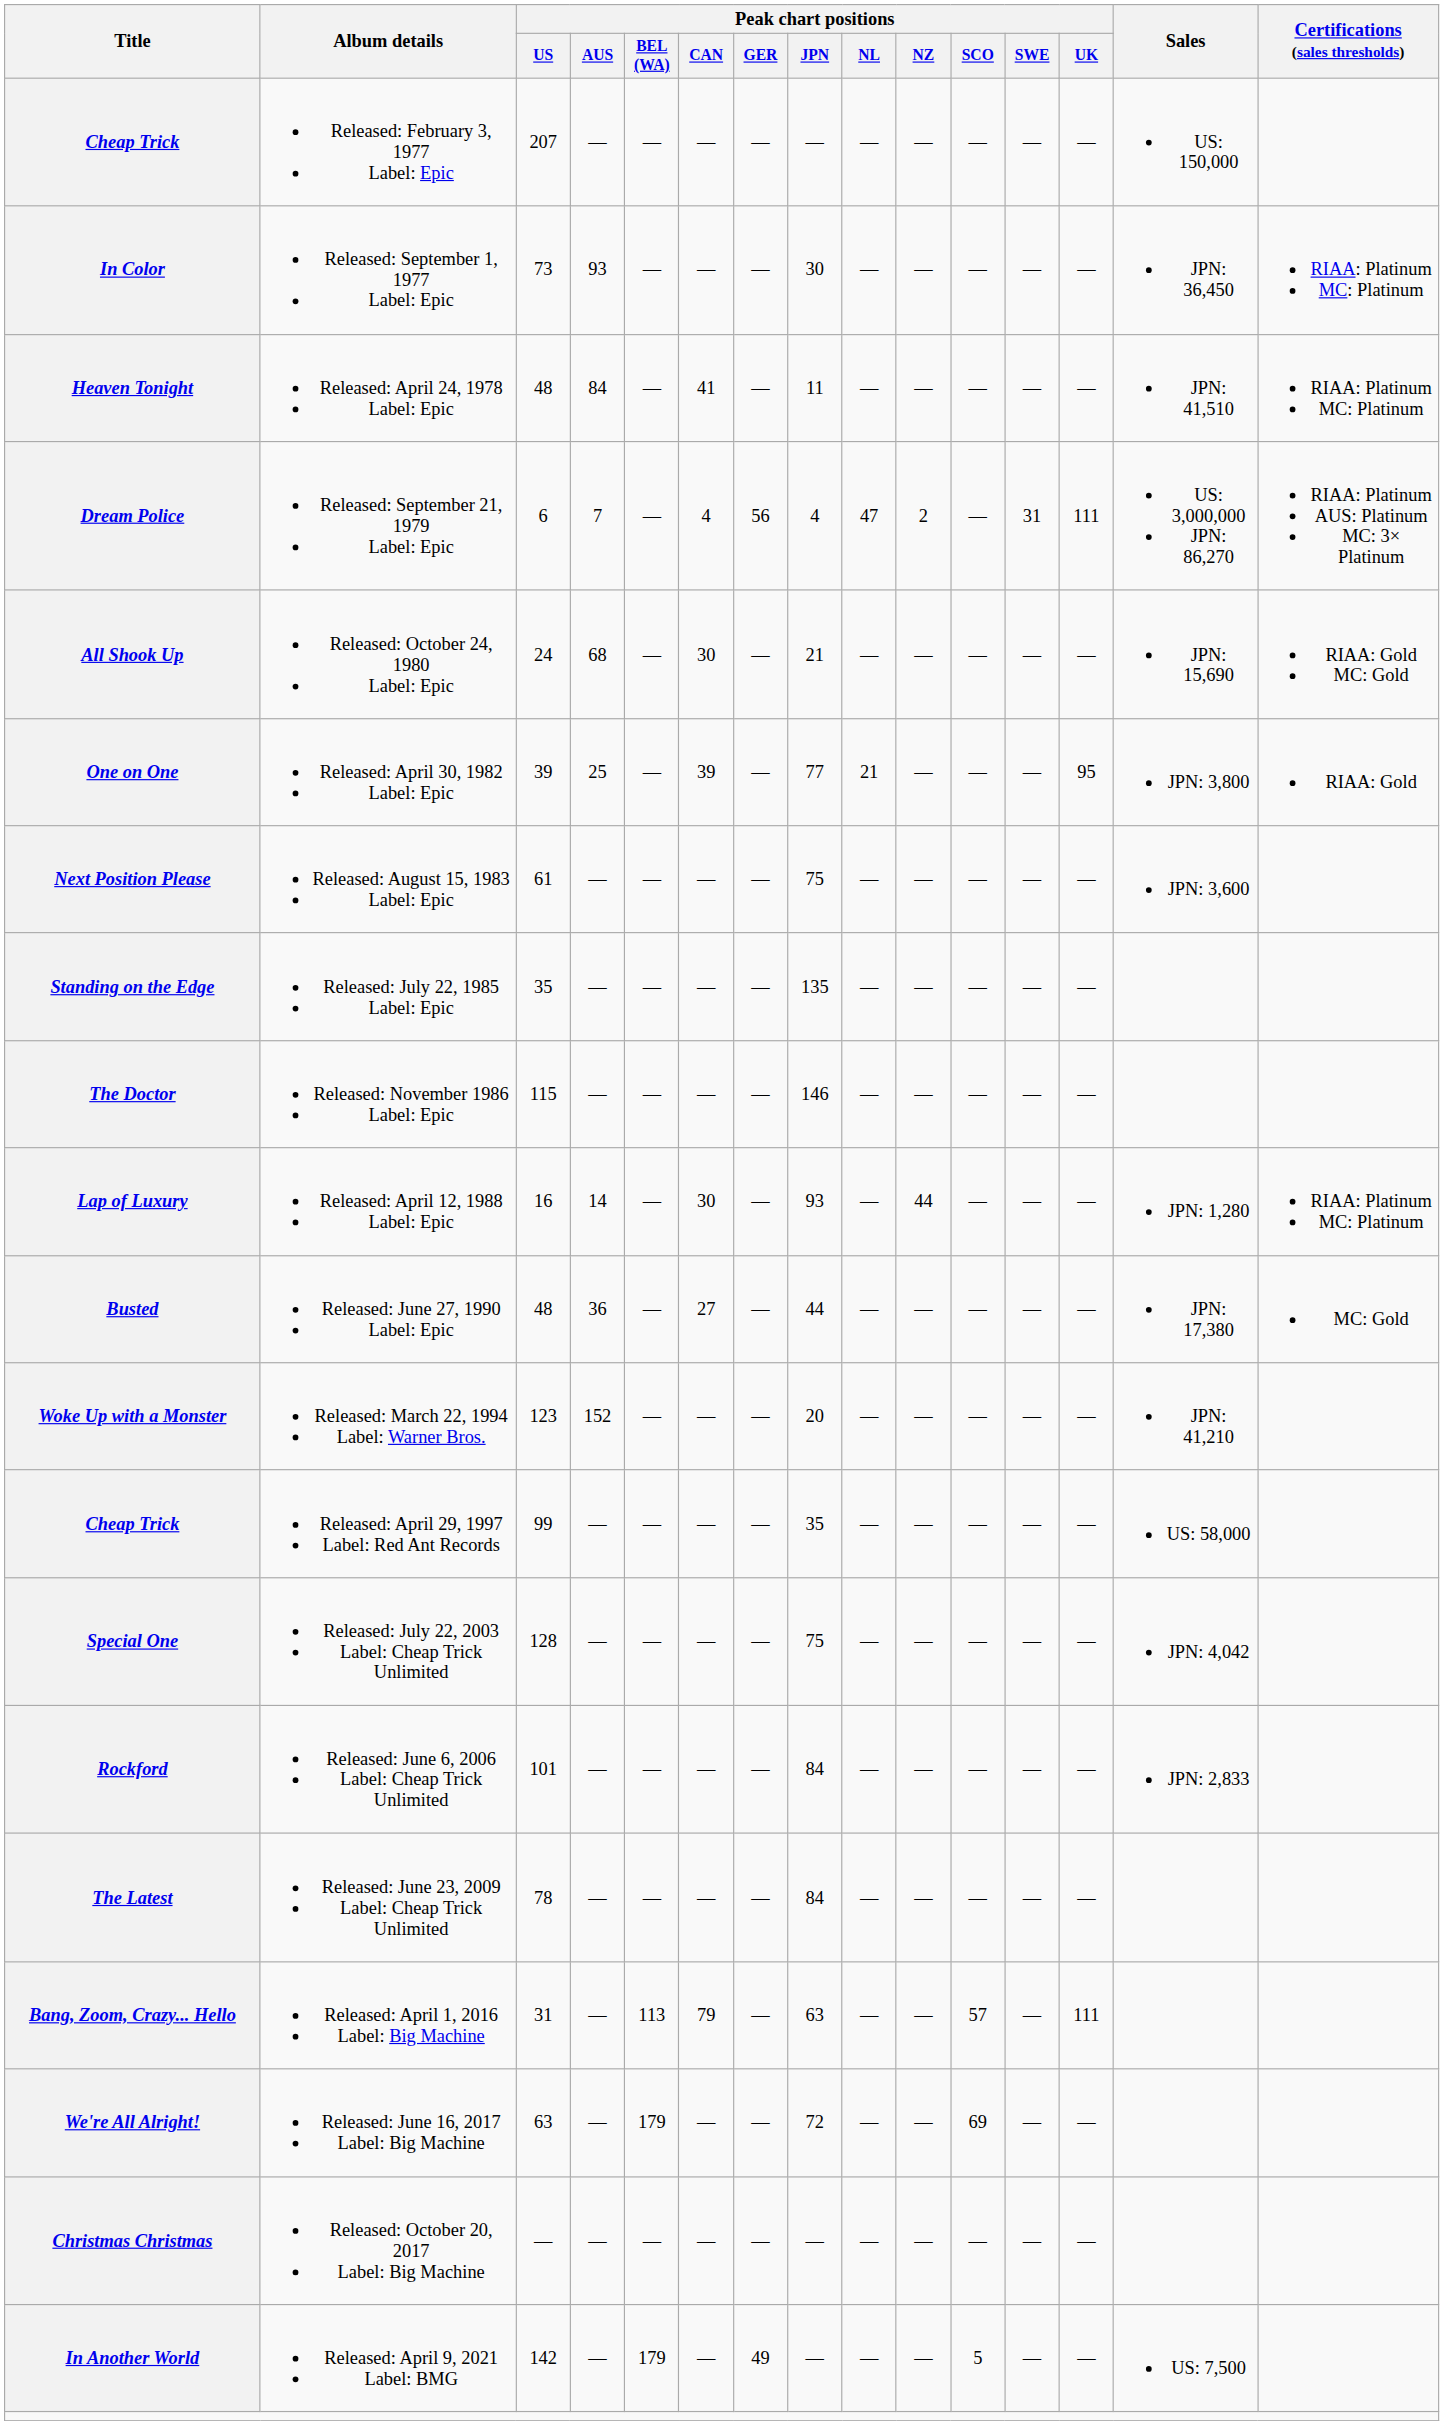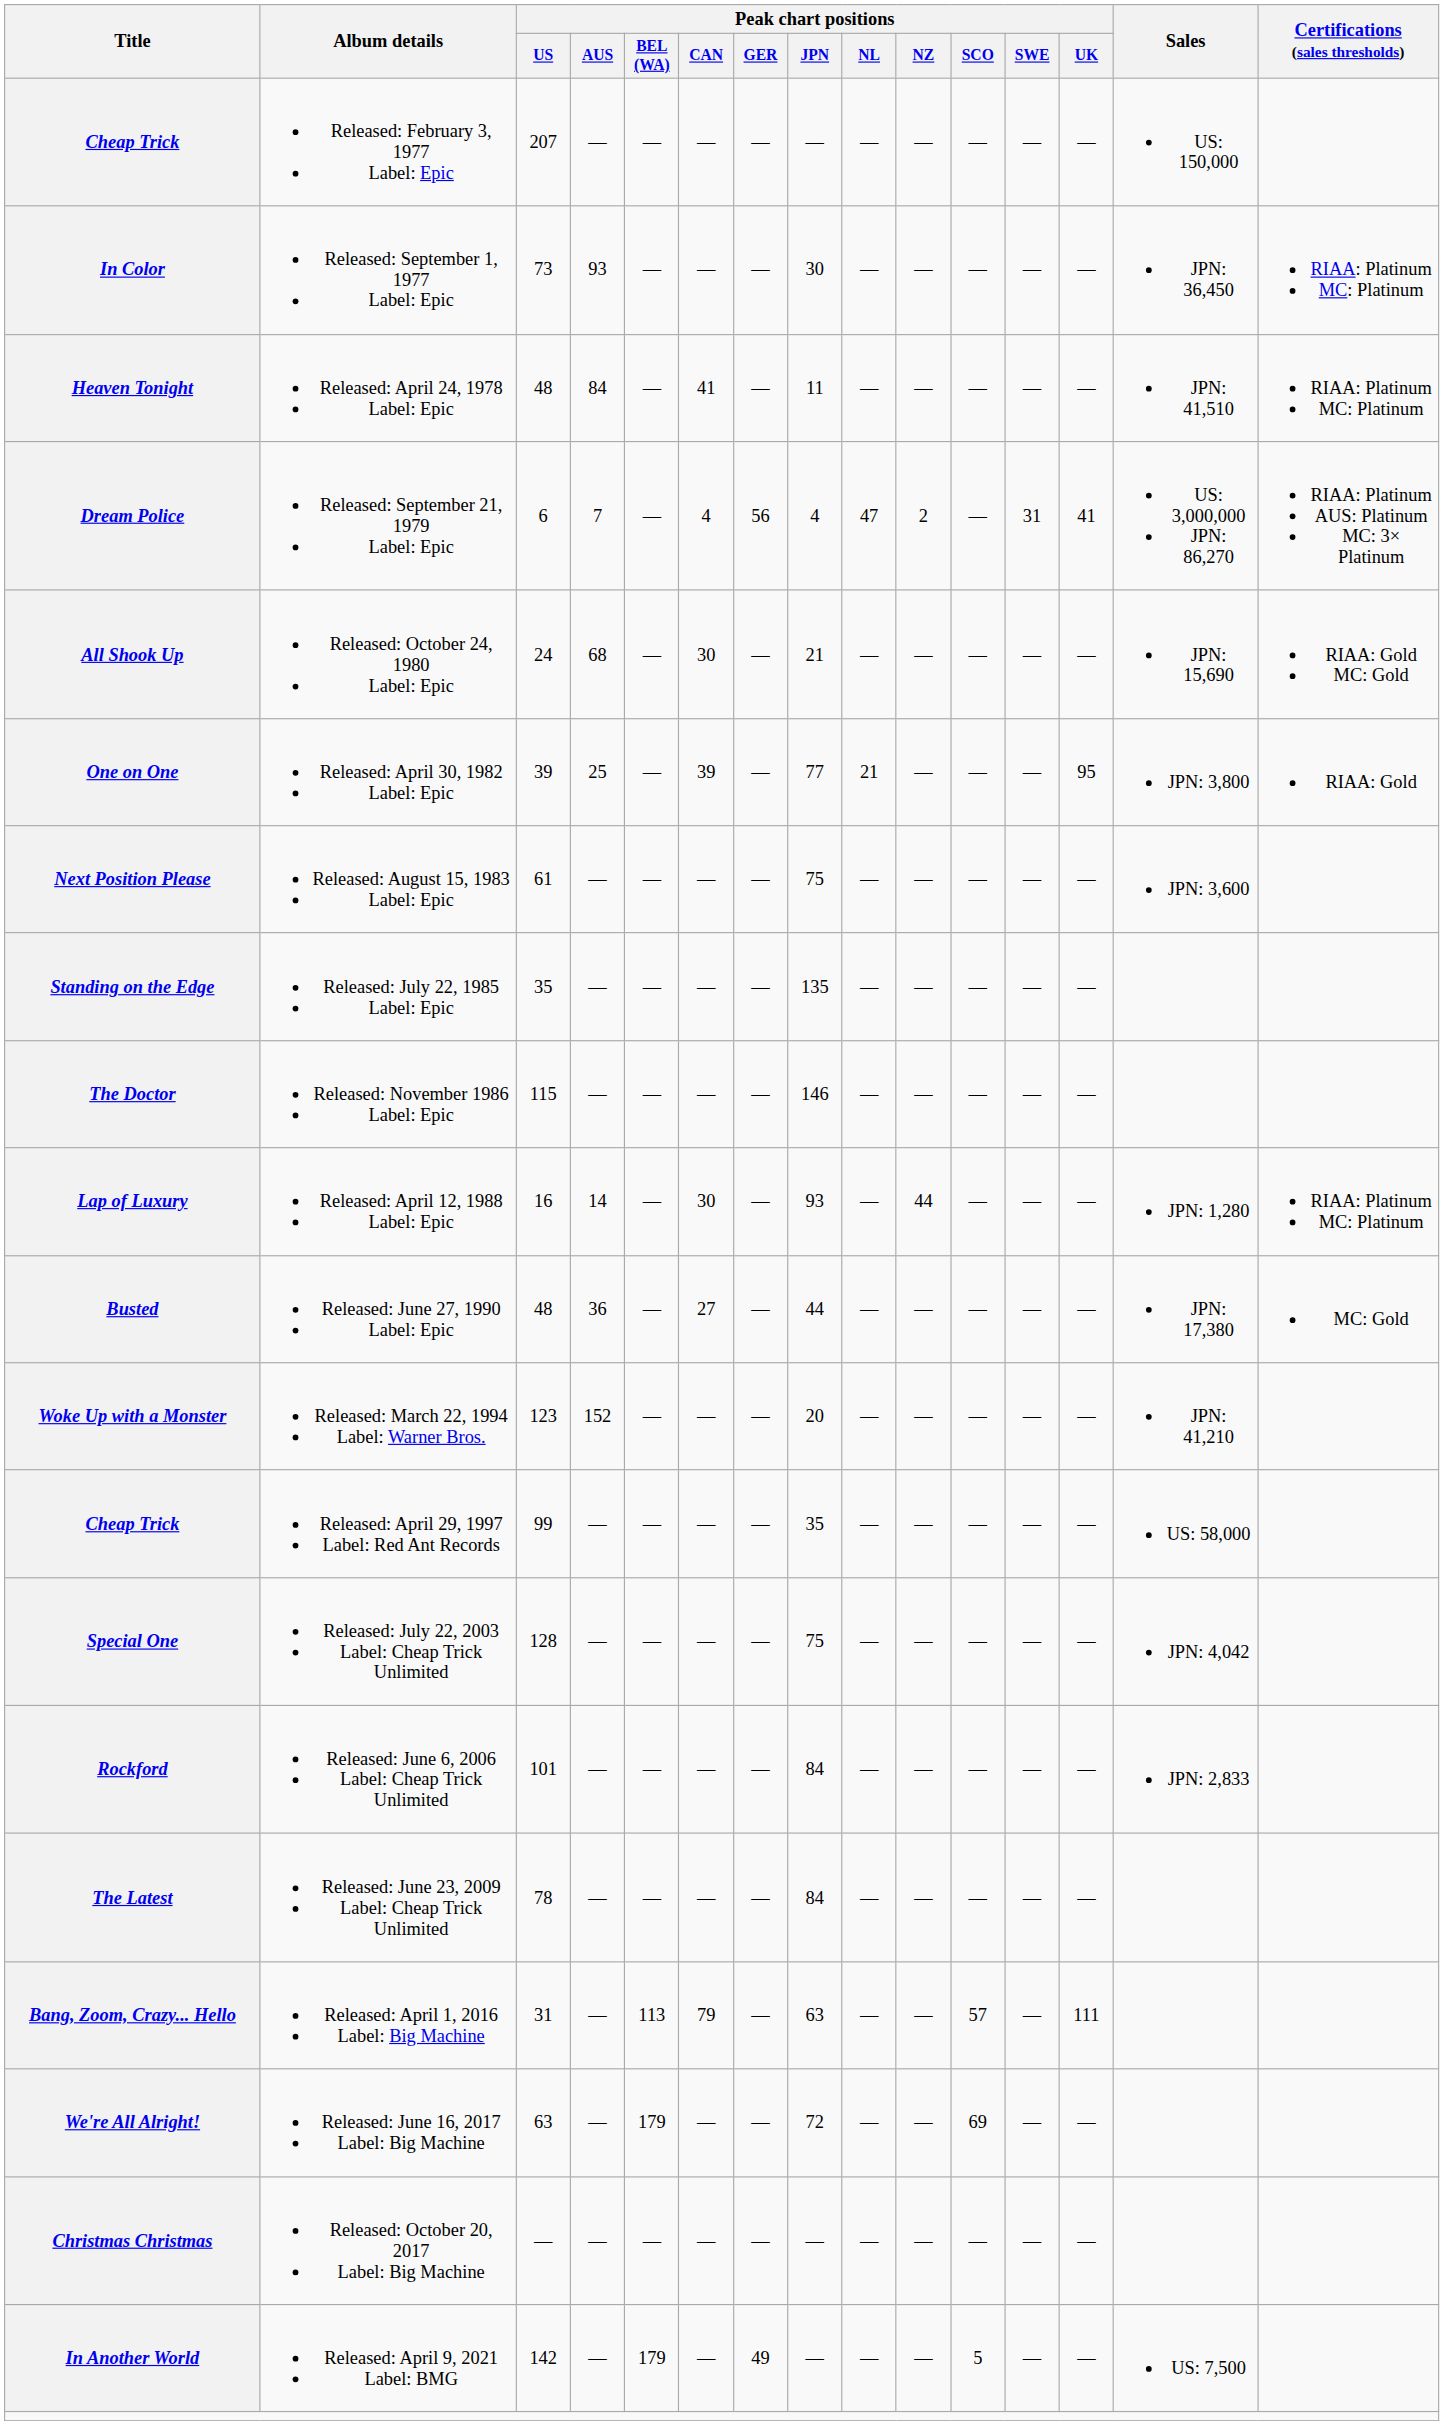(1086, 515) 111 -> (1086, 515) 41
